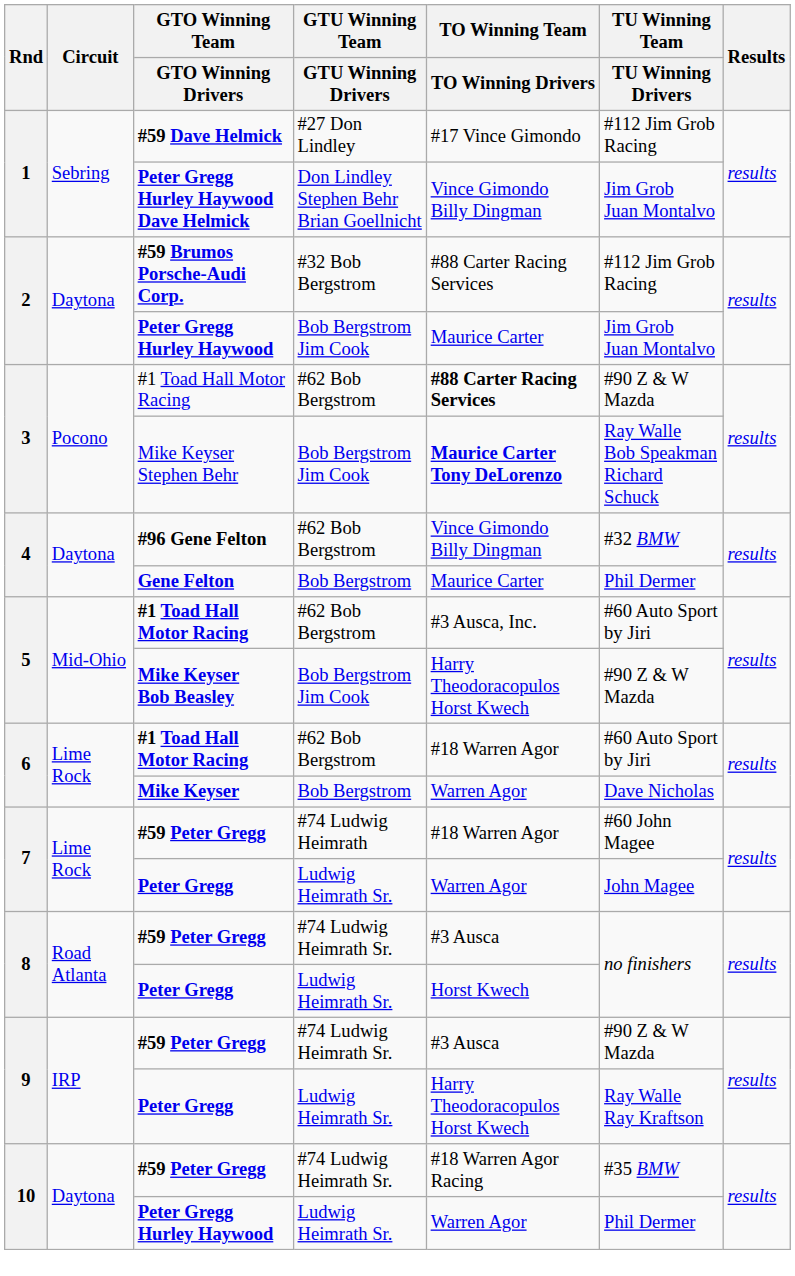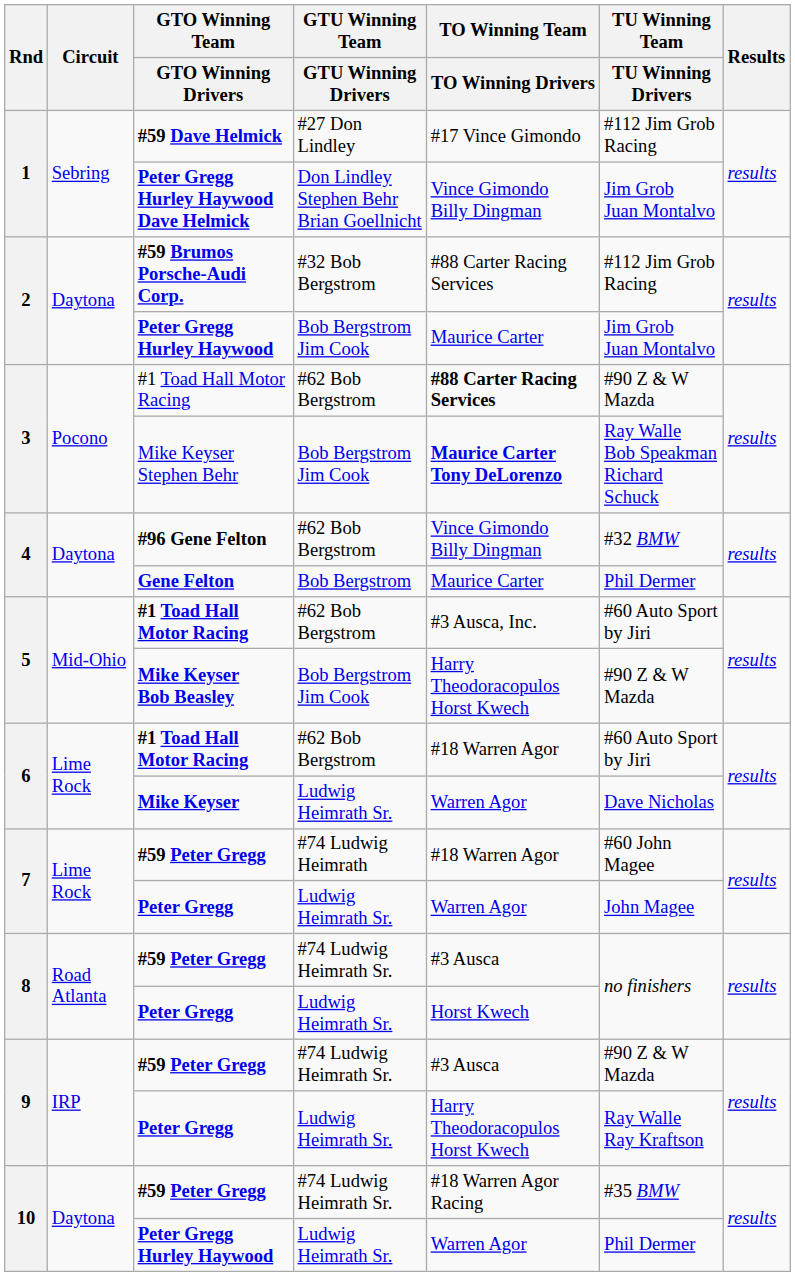(354, 791) Bob Bergstrom -> (345, 802) Ludwig Heimrath Sr.
